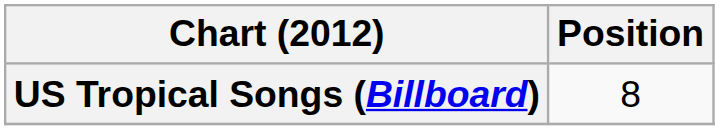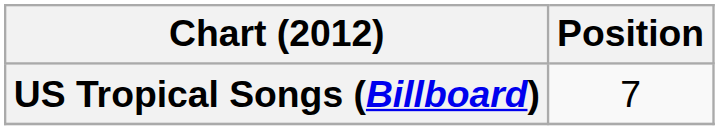(631, 93) 8 -> (631, 93) 7
